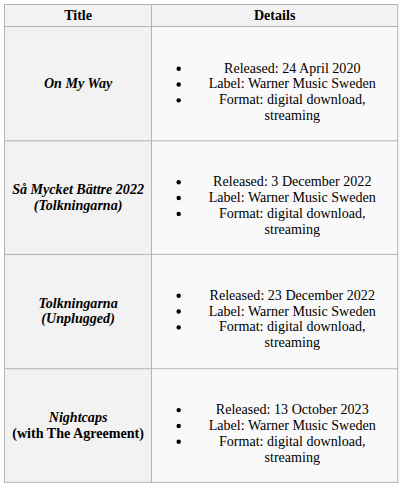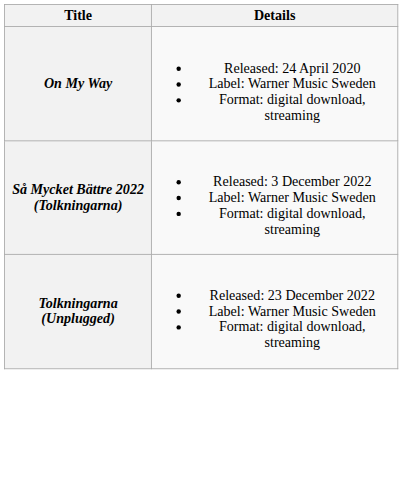- row: (78, 425)
